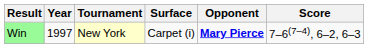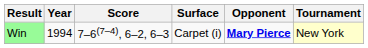columns swapped: (110, 13) <-> (315, 13)
(60, 33) 1997 -> (60, 33) 1994
